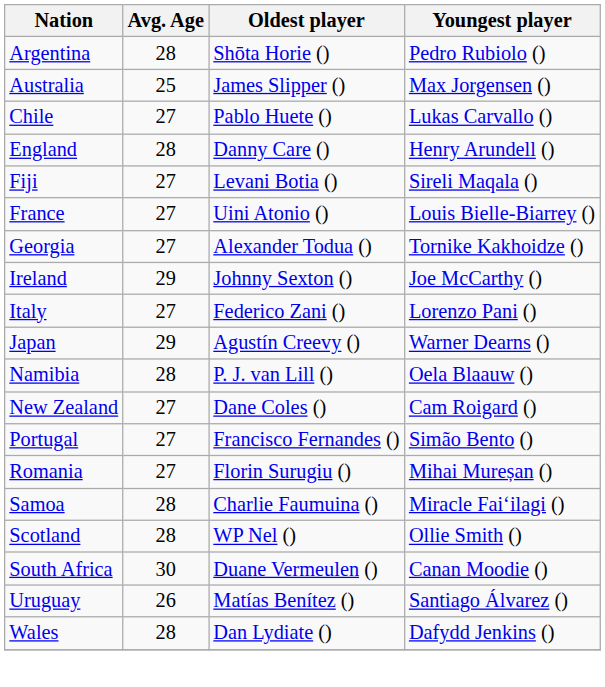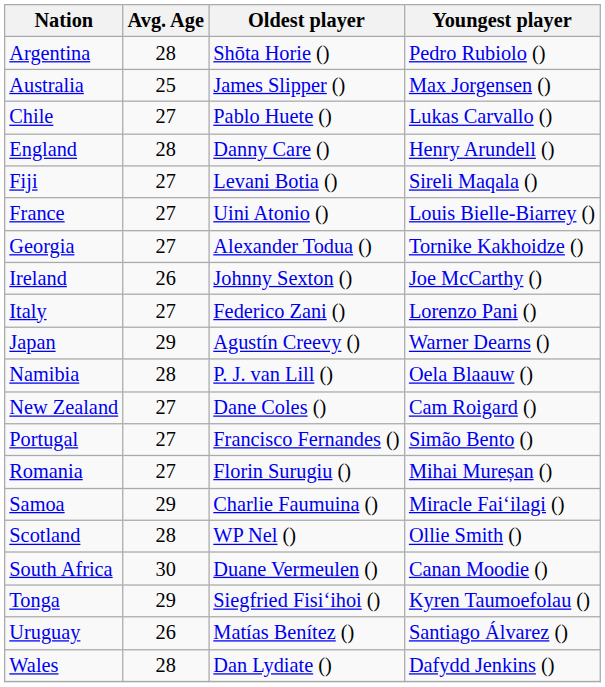(166, 278) 29 -> (166, 278) 26
(166, 504) 28 -> (166, 504) 29
+ row: (35, 600)
